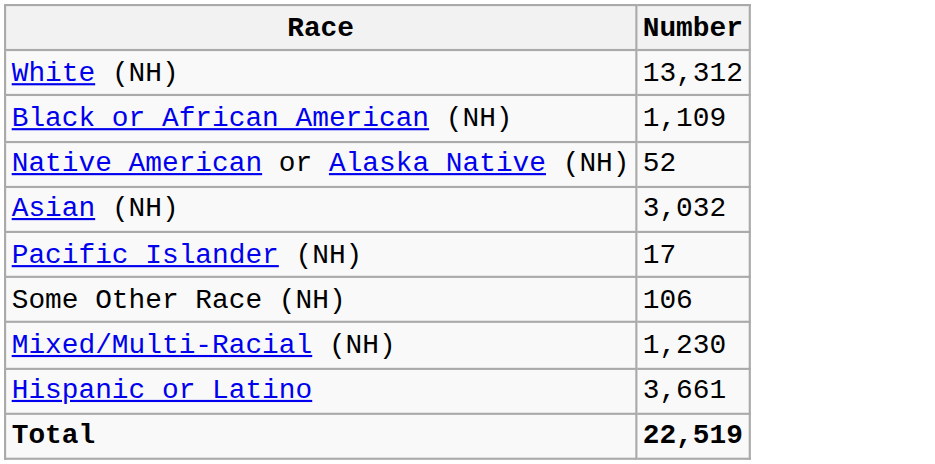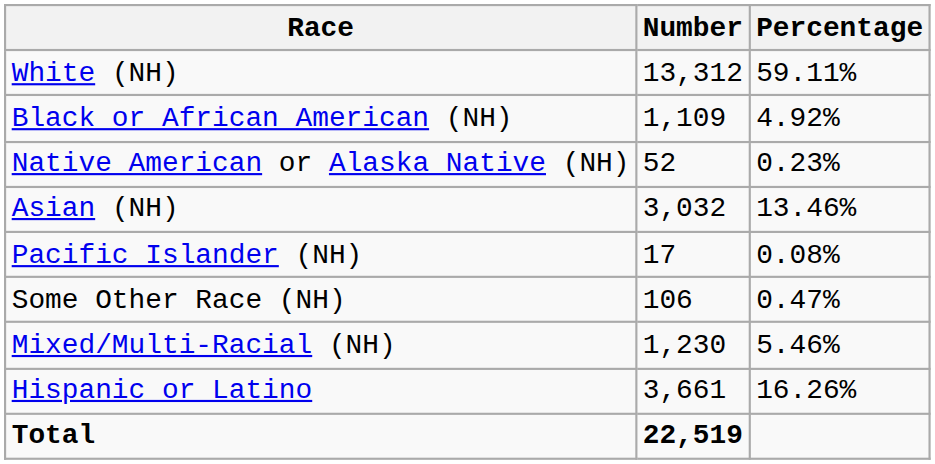+ column: (840, 28)
